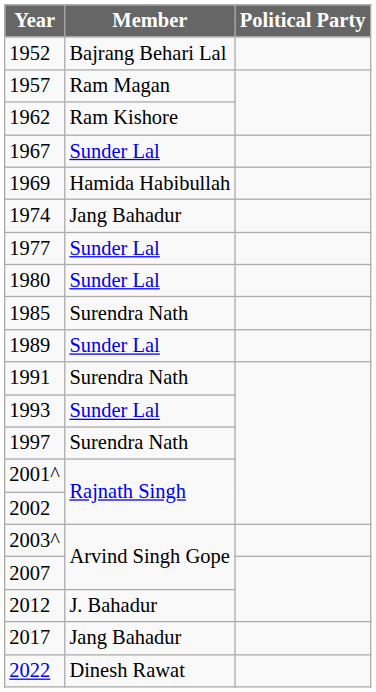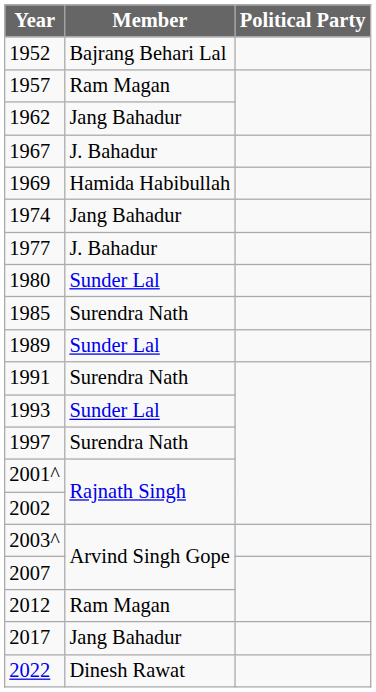(124, 118) Ram Kishore -> (125, 118) Jang Bahadur
(115, 150) Sunder Lal -> (113, 150) J. Bahadur
(115, 248) Sunder Lal -> (113, 248) J. Bahadur
(113, 605) J. Bahadur -> (120, 605) Ram Magan
